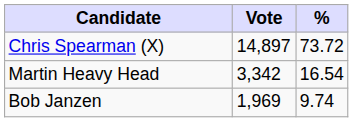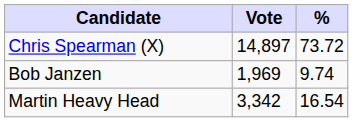rows swapped: (84, 74) <-> (55, 102)
